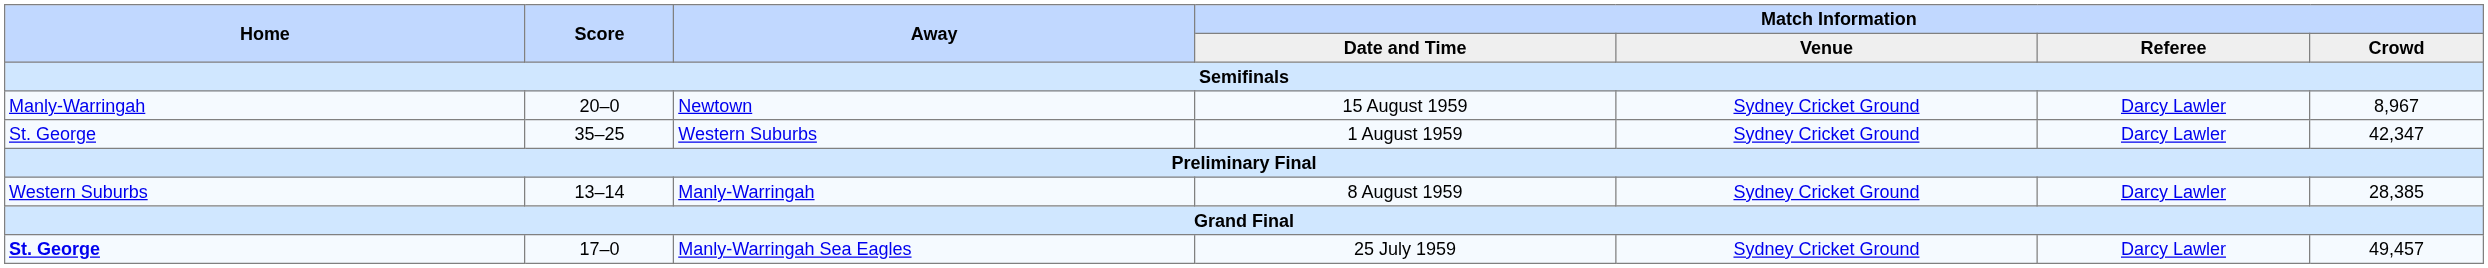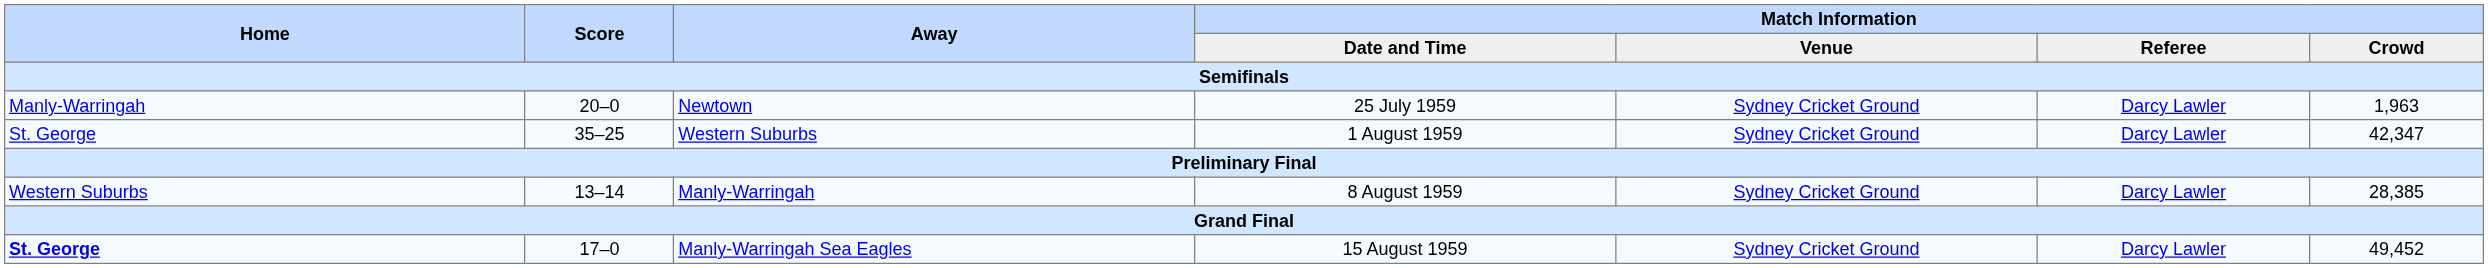(1405, 105) 15 August 1959 -> (1405, 105) 25 July 1959
(2397, 105) 8,967 -> (2397, 105) 1,963
(1405, 249) 25 July 1959 -> (1405, 249) 15 August 1959
(2397, 249) 49,457 -> (2397, 249) 49,452
